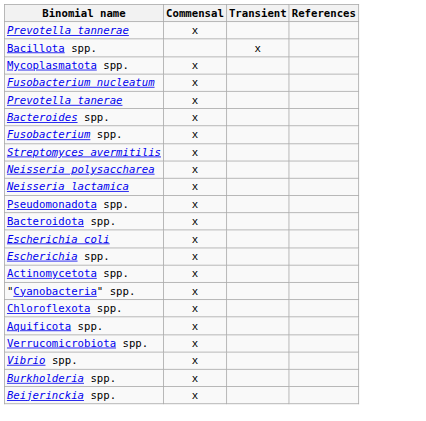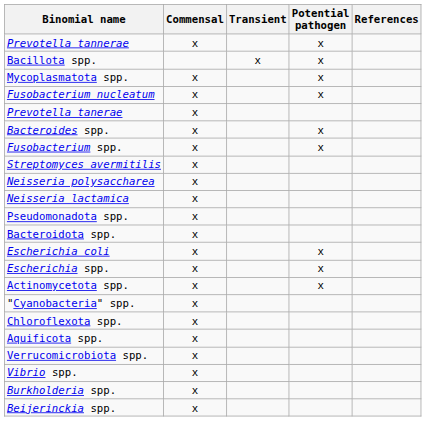+ column: (321, 19)
